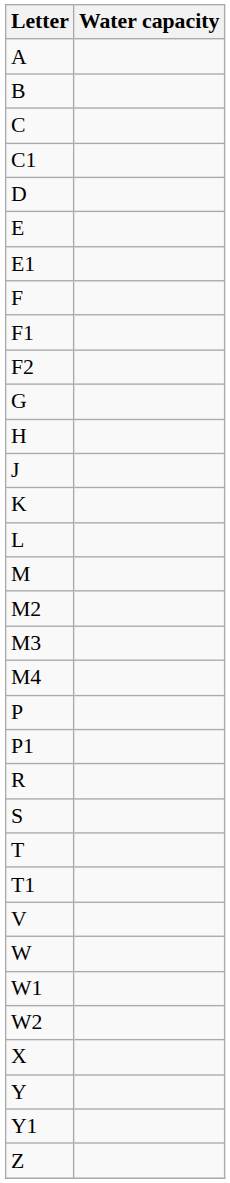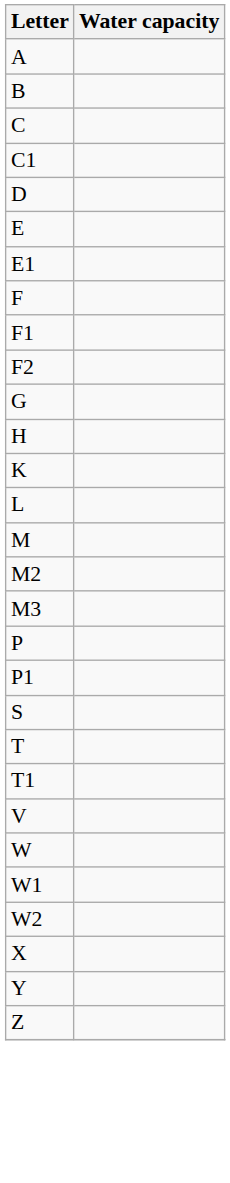- row: (15, 470)
- row: (26, 677)
- row: (18, 780)
- row: (24, 1126)
